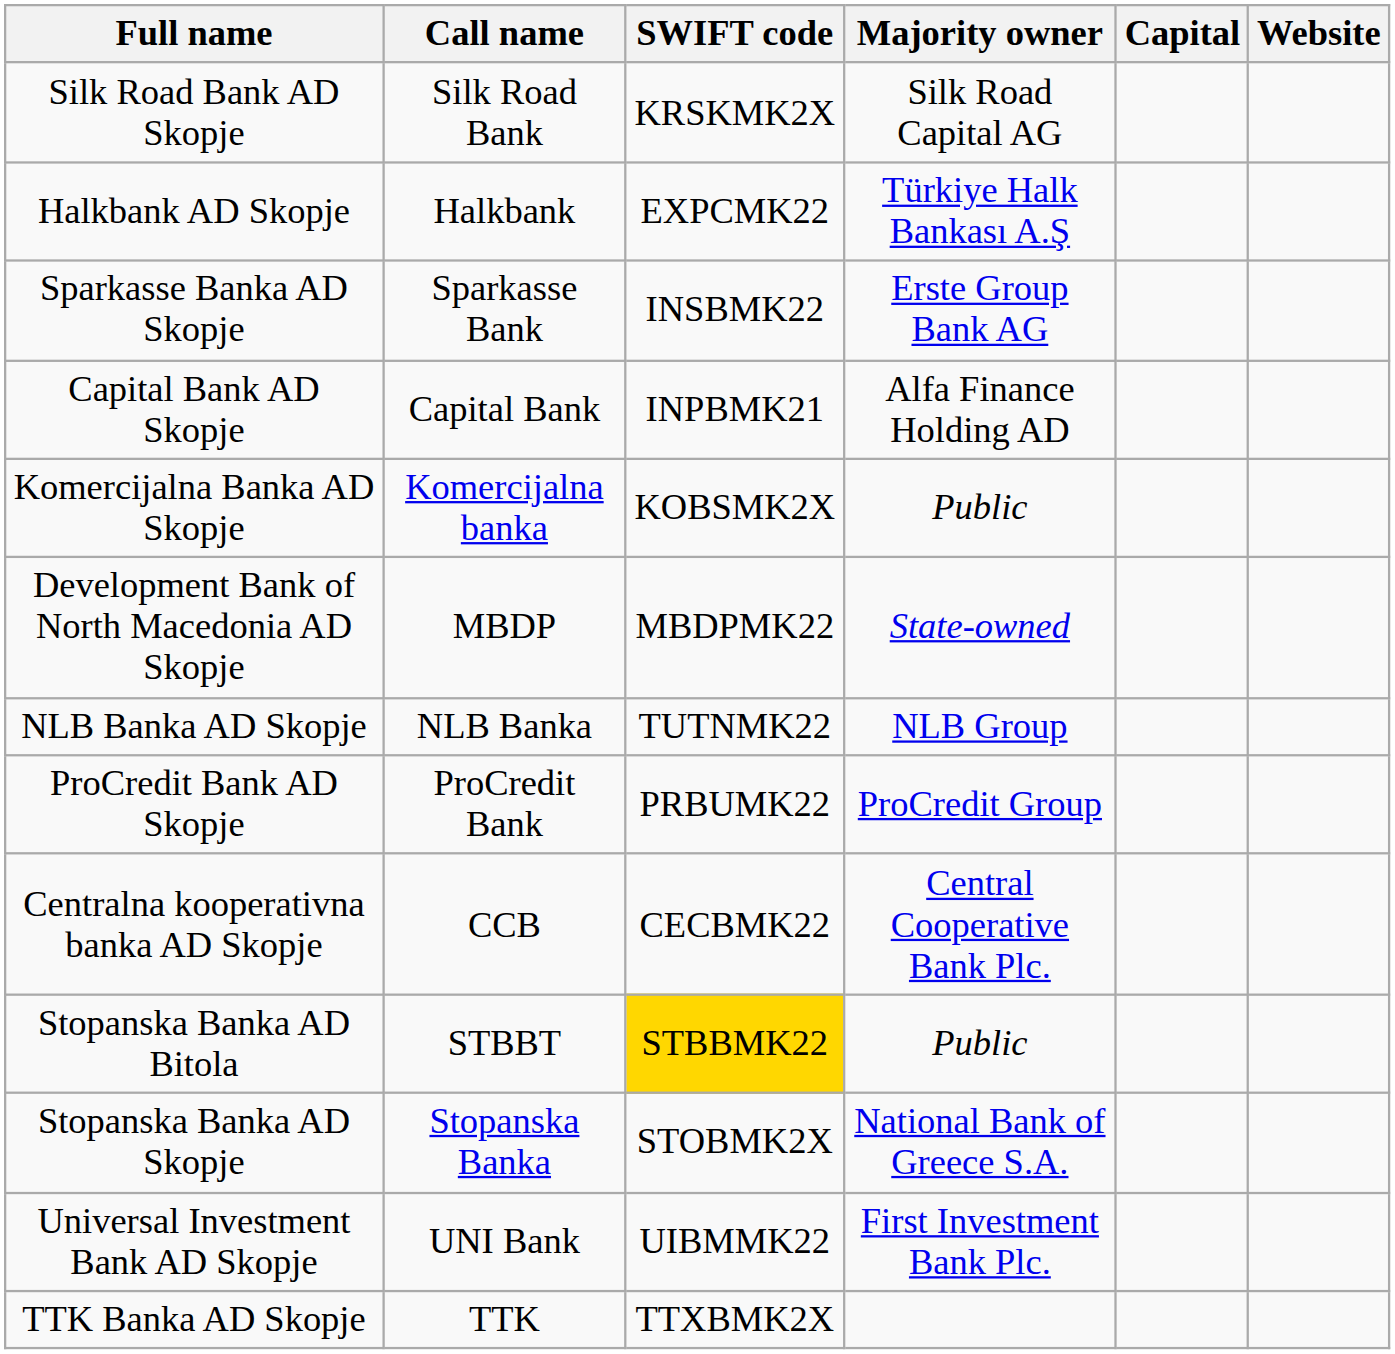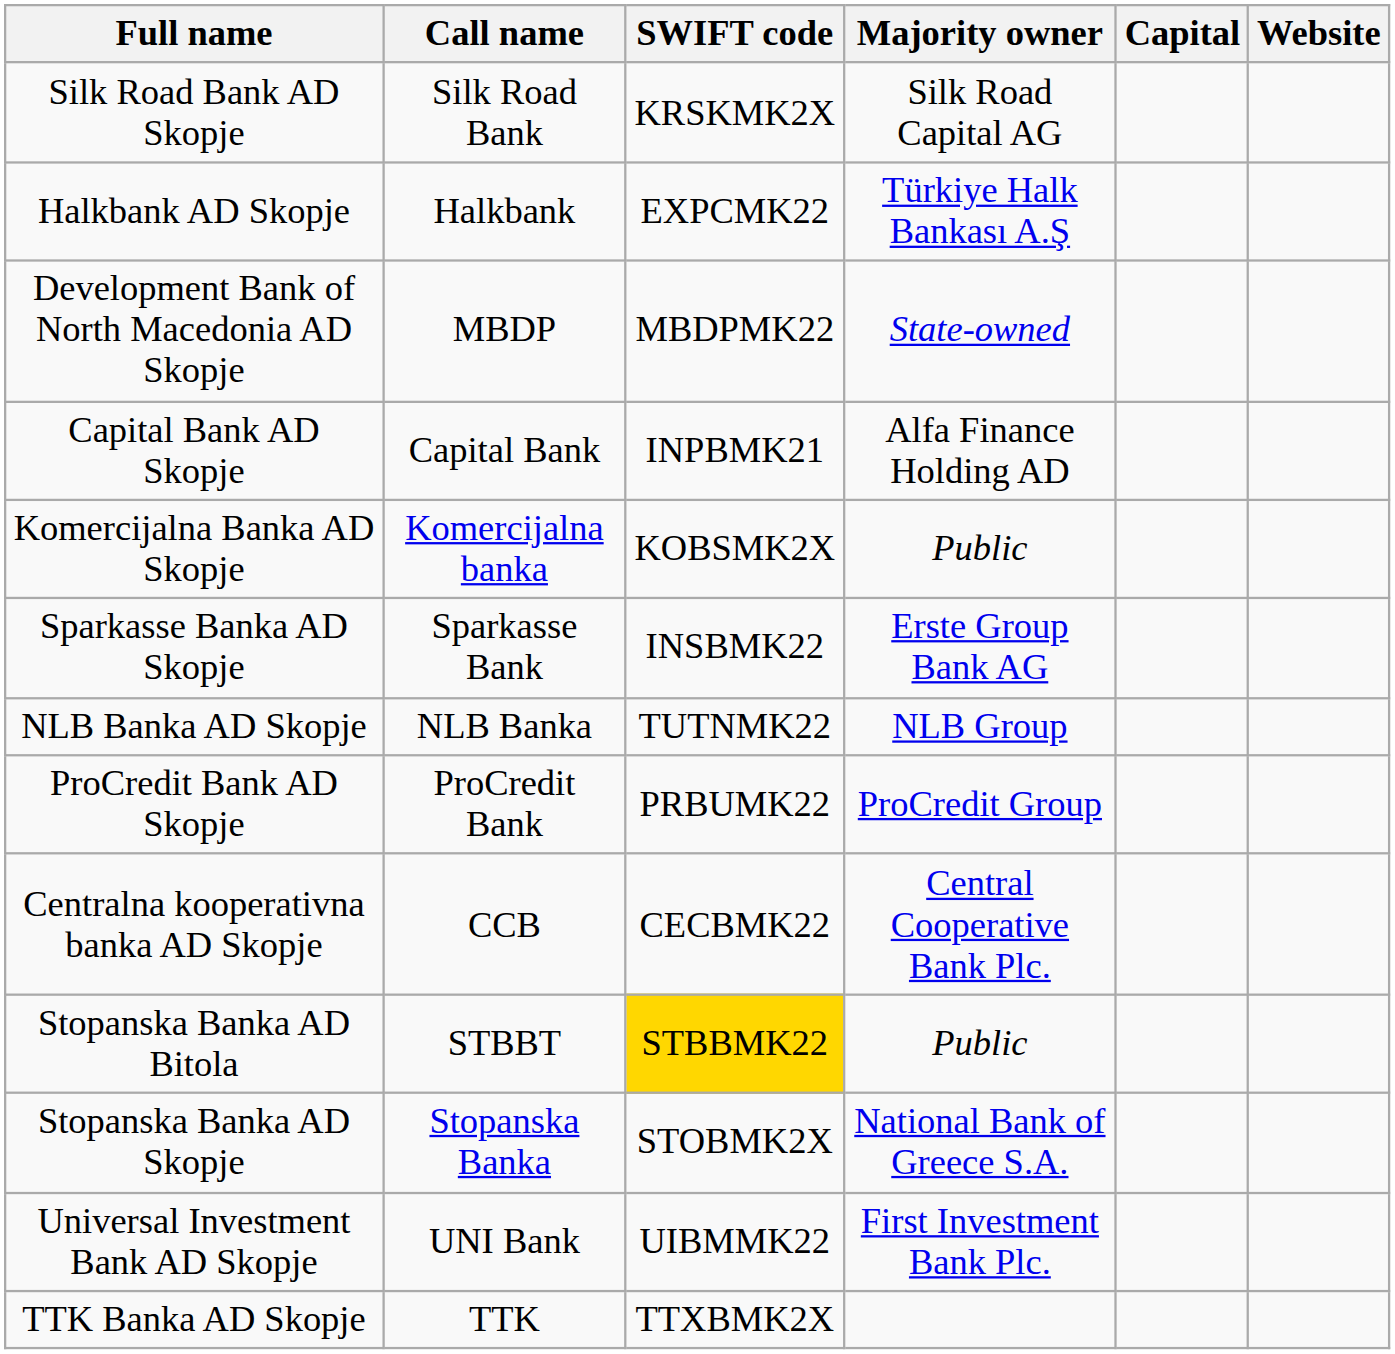rows swapped: (194, 309) <-> (194, 626)
